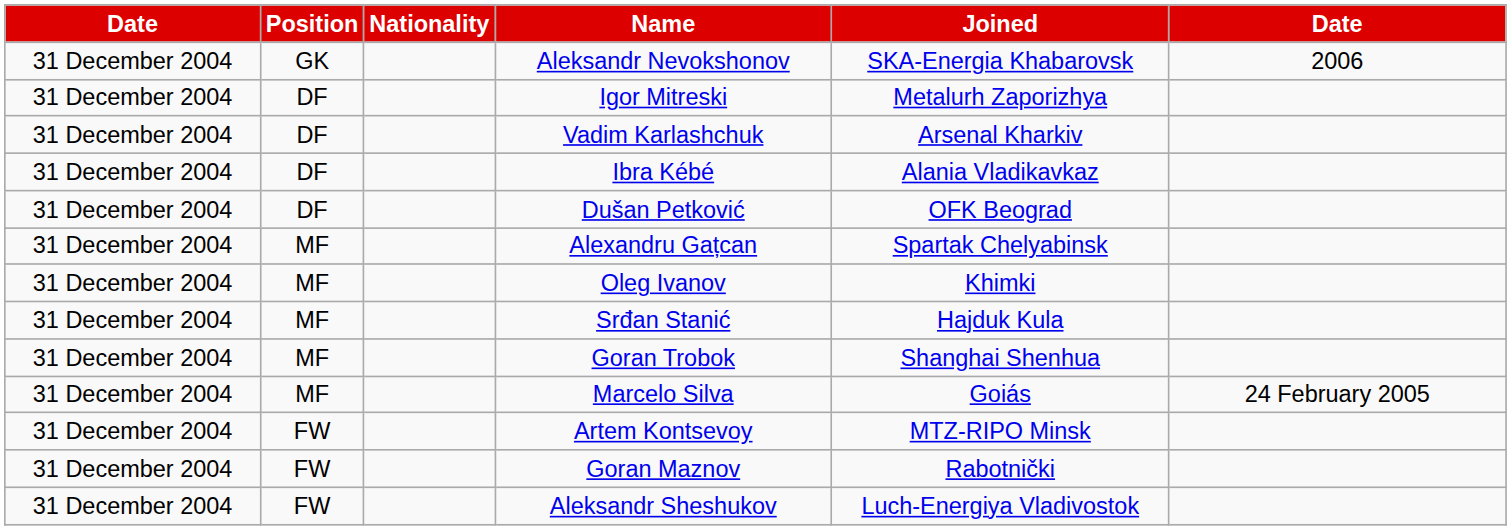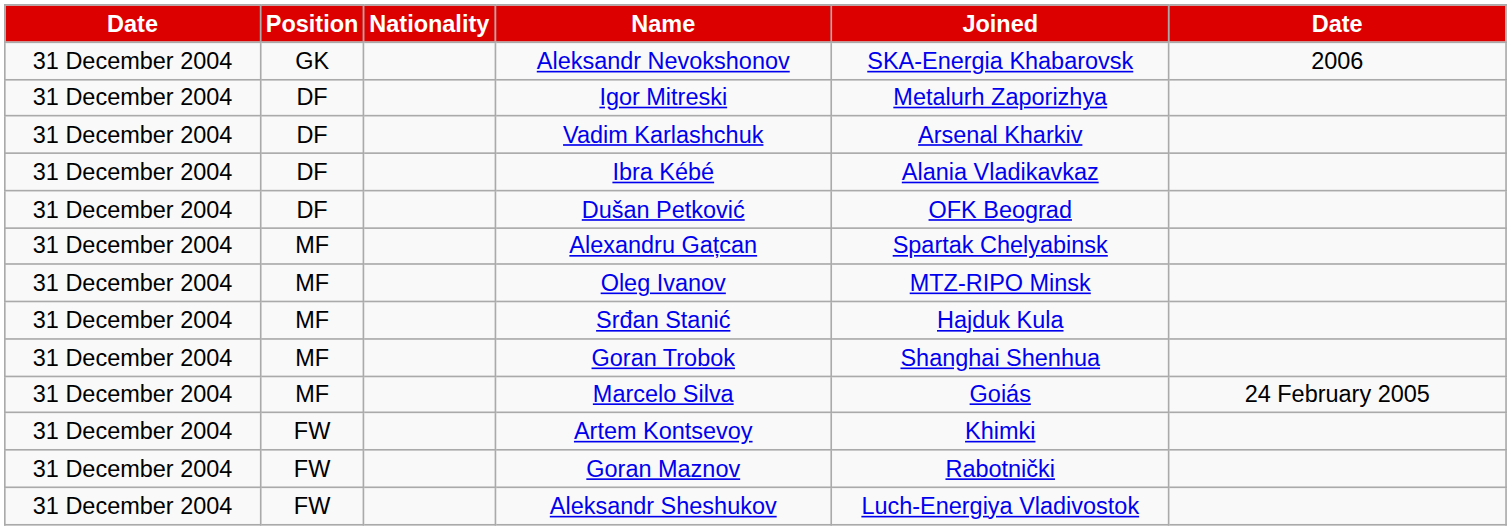(1000, 283) Khimki -> (1000, 283) MTZ-RIPO Minsk
(1000, 432) MTZ-RIPO Minsk -> (1000, 432) Khimki
